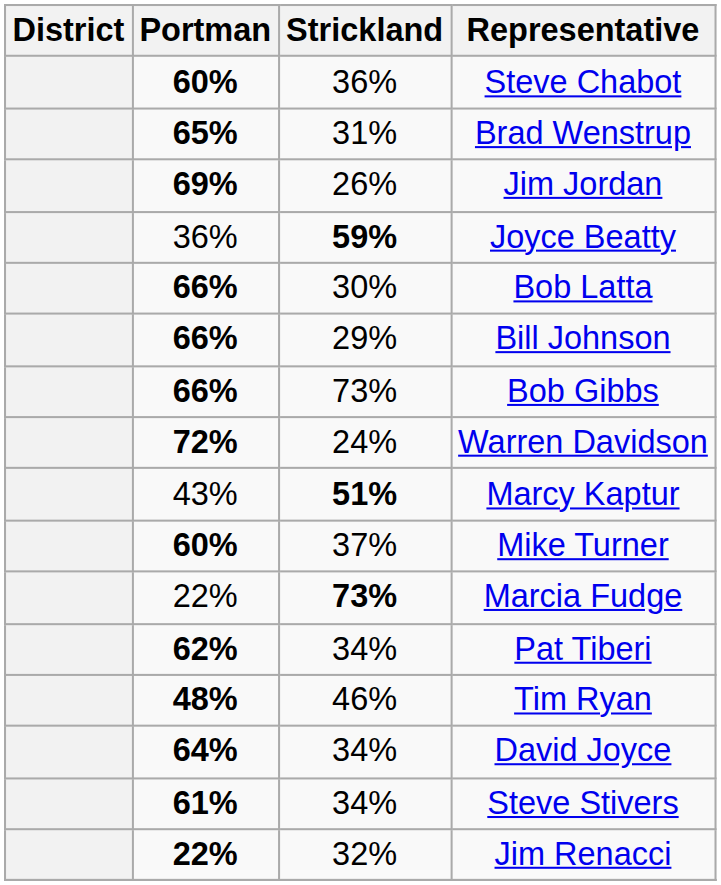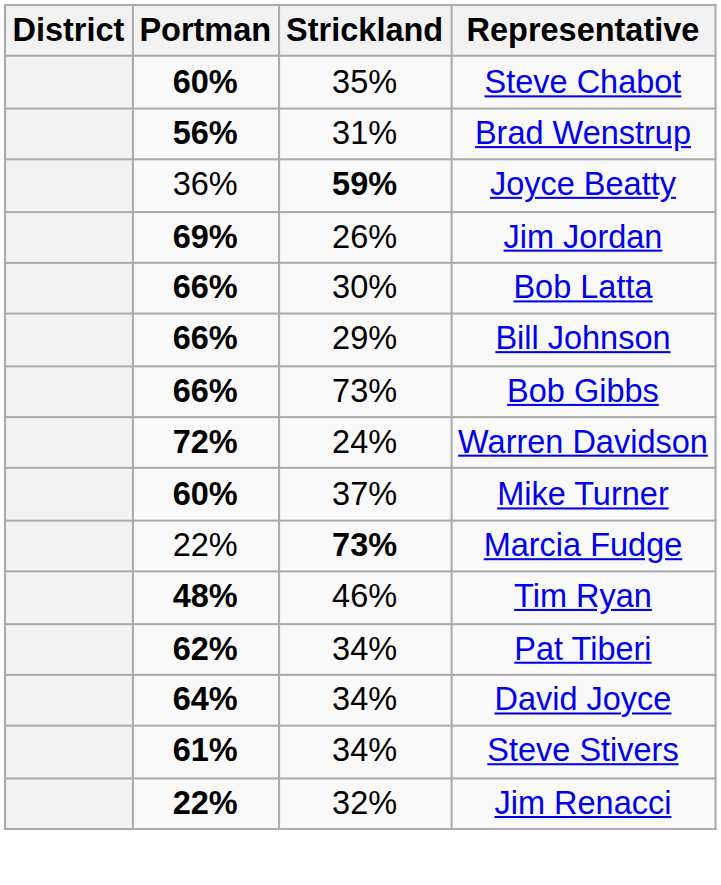(365, 81) 36% -> (365, 81) 35%
(205, 133) 65% -> (205, 133) 56%
rows swapped: (583, 236) <-> (583, 184)
- row: (583, 493)
rows swapped: (583, 648) <-> (583, 699)
